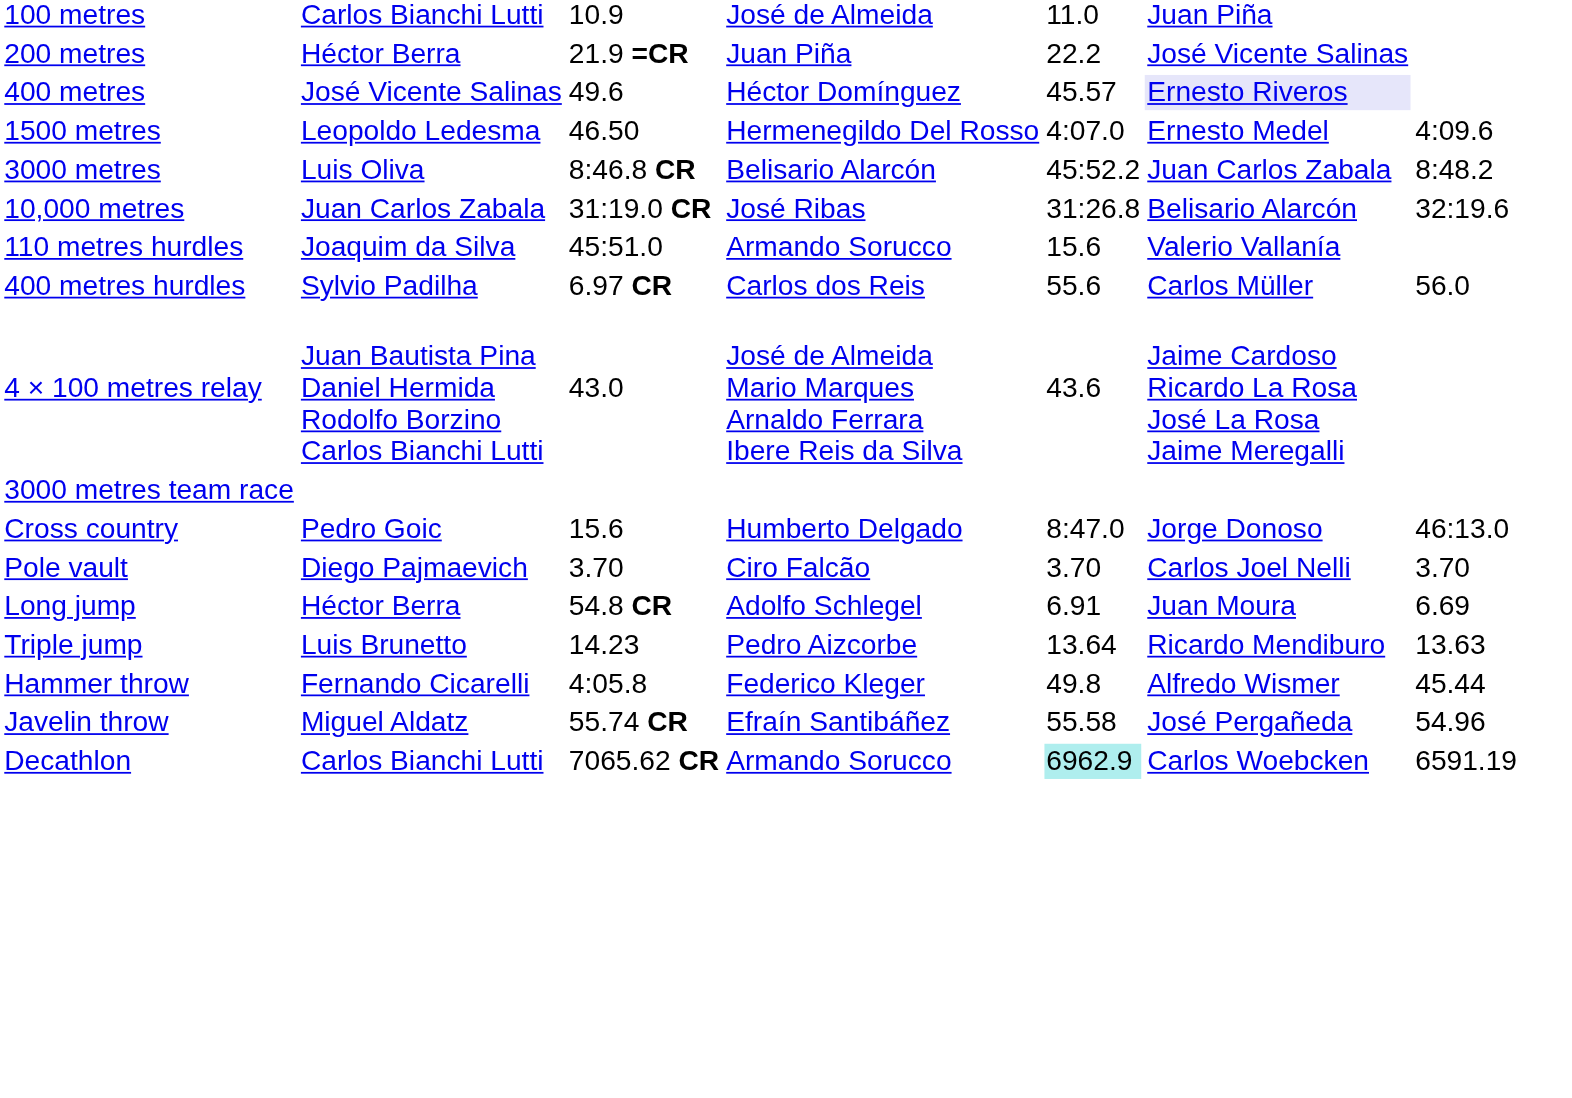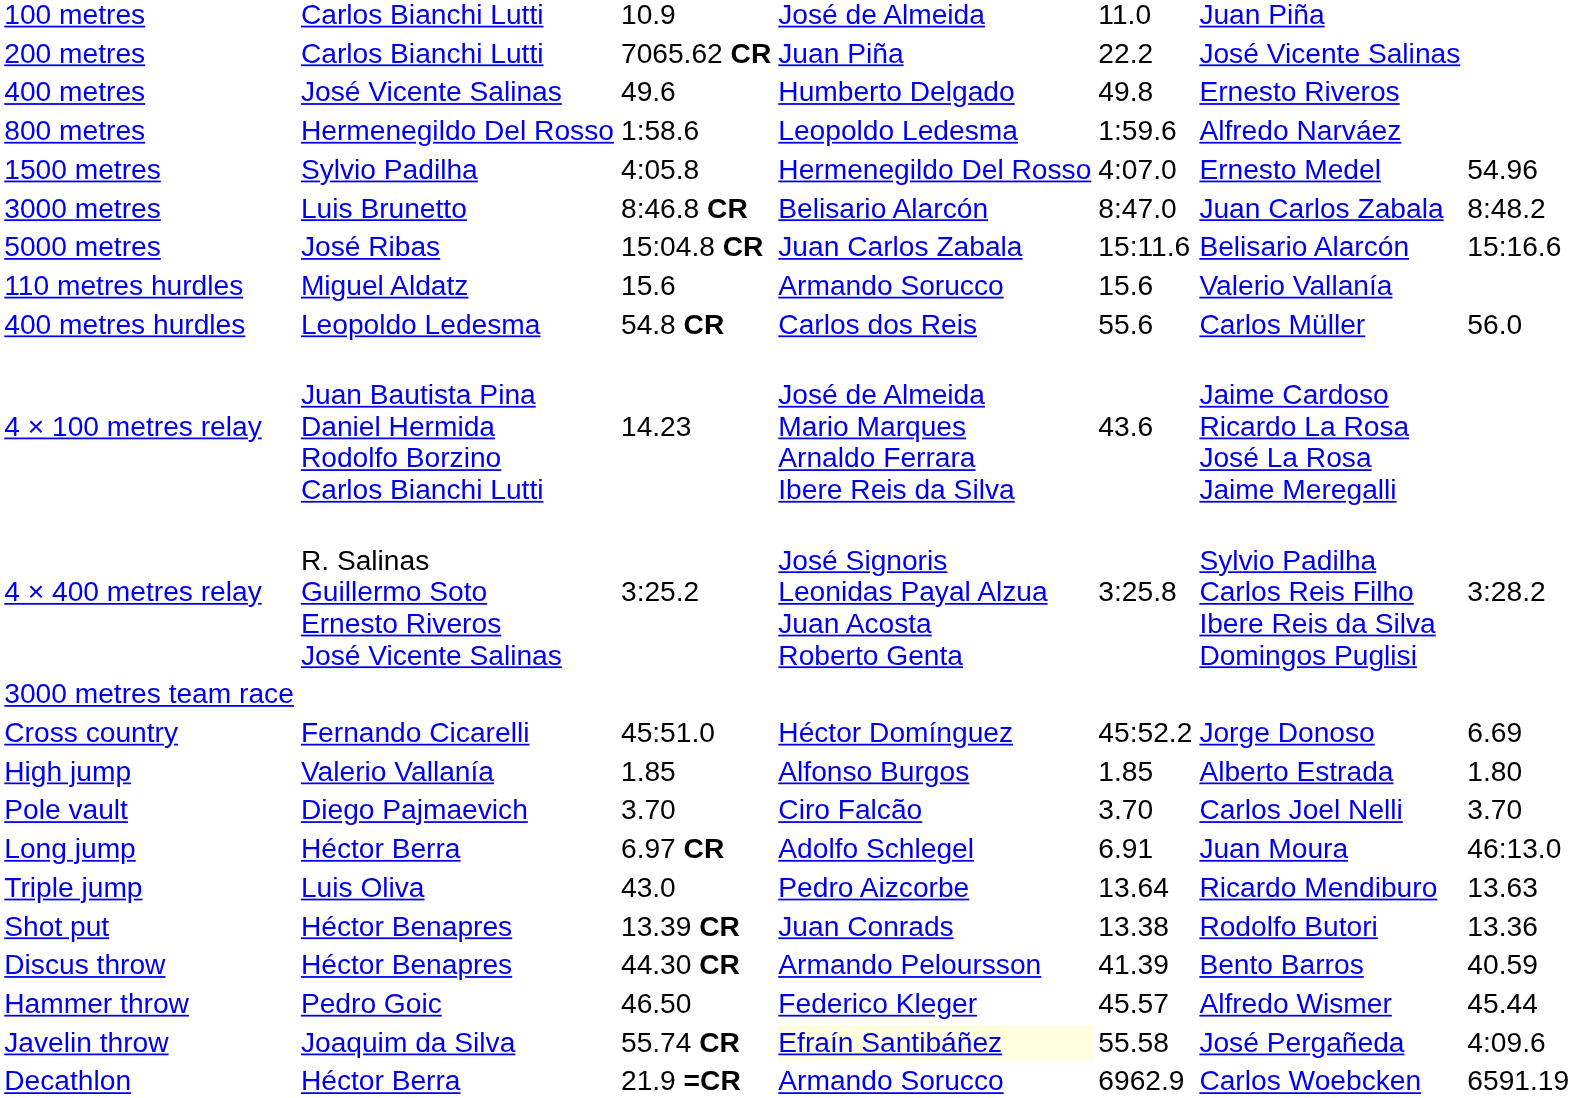(381, 53) Héctor Berra -> (422, 53) Carlos Bianchi Lutti
(629, 53) 21.9 =CR -> (696, 53) 7065.62 CR
(844, 92) Héctor Domínguez -> (896, 92) Humberto Delgado
(1081, 92) 45.57 -> (1126, 92) 49.8
(1247, 92) lavender background -> (1300, 92) no background
+ row: (75, 130)
(421, 130) Leopoldo Ledesma -> (389, 169) Sylvio Padilha
(604, 130) 46.50 -> (660, 169) 4:05.8
(1454, 130) 4:09.6 -> (1503, 169) 54.96
(363, 169) Luis Oliva -> (384, 208) Luis Brunetto
(1093, 169) 45:52.2 -> (1138, 208) 8:47.0
+ row: (83, 247)
- row: (94, 208)
(408, 247) Joaquim da Silva -> (385, 285) Miguel Aldatz
(616, 247) 45:51.0 -> (648, 285) 15.6
(389, 285) Sylvio Padilha -> (421, 324) Leopoldo Ledesma
(621, 285) 6.97 CR -> (673, 324) 54.8 CR
(596, 387) 43.0 -> (656, 426) 14.23
+ row: (133, 592)
(371, 528) Pedro Goic -> (415, 732) Fernando Cicarelli
(596, 528) 15.6 -> (668, 732) 45:51.0
(844, 528) Humberto Delgado -> (896, 732) Héctor Domínguez
(1085, 528) 8:47.0 -> (1145, 732) 45:52.2
(1462, 528) 46:13.0 -> (1495, 732) 6.69
+ row: (68, 771)
(621, 606) 54.8 CR -> (673, 848) 6.97 CR
(1443, 606) 6.69 -> (1514, 848) 46:13.0
(384, 644) Luis Brunetto -> (363, 887) Luis Oliva
(604, 644) 14.23 -> (648, 887) 43.0
+ row: (57, 926)
+ row: (85, 965)
(415, 683) Fernando Cicarelli -> (371, 1003) Pedro Goic
(608, 683) 4:05.8 -> (656, 1003) 46.50
(1074, 683) 49.8 -> (1134, 1003) 45.57
(385, 722) Miguel Aldatz -> (408, 1042) Joaquim da Silva
(838, 722) no background -> (890, 1042) lightyellow background
(1450, 722) 54.96 -> (1506, 1042) 4:09.6
(422, 760) Carlos Bianchi Lutti -> (381, 1081) Héctor Berra
(644, 760) 7065.62 CR -> (681, 1081) 21.9 =CR
(1089, 760) paleturquoise background -> (1141, 1081) no background
